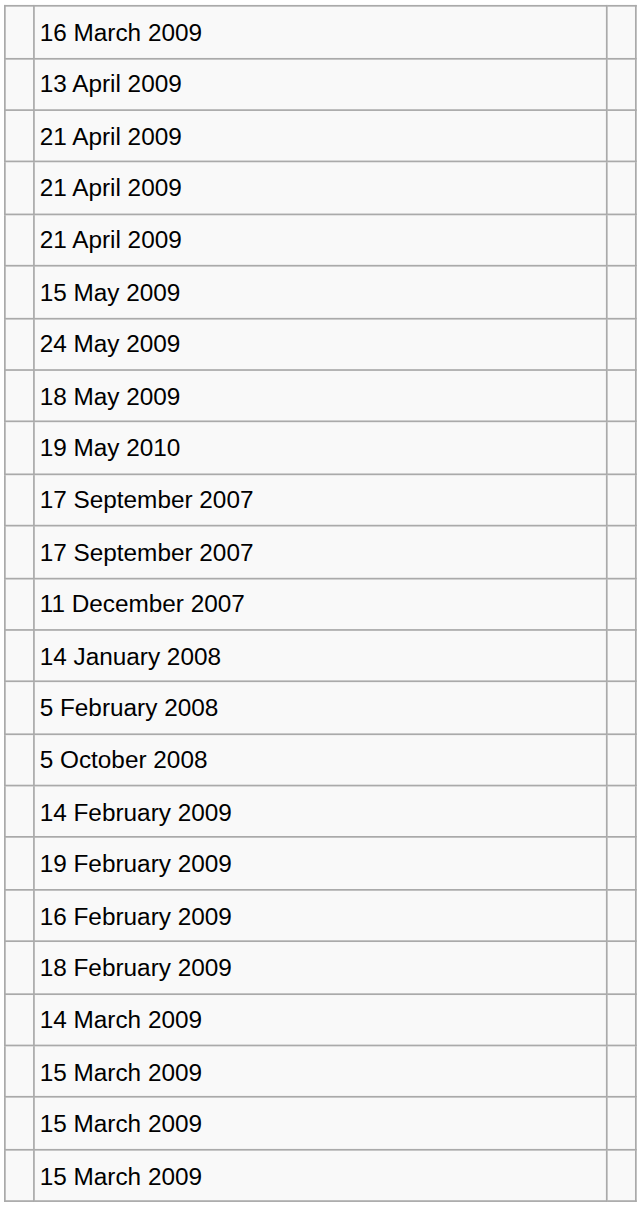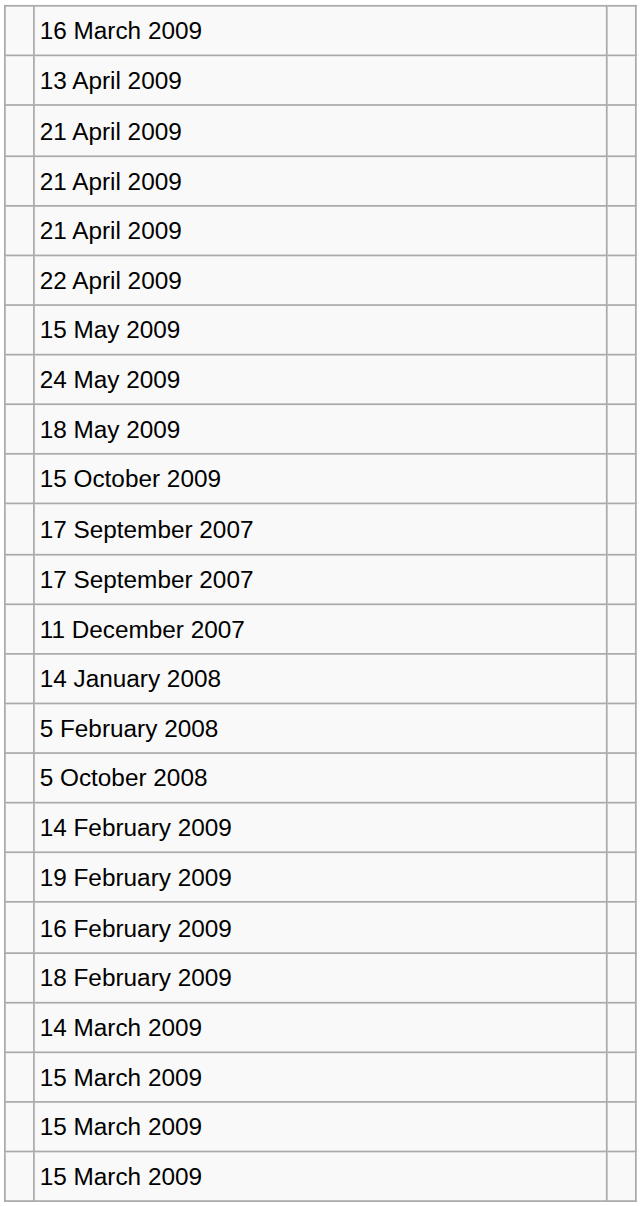+ row: (19, 280)
+ row: (19, 479)
- row: (19, 448)
